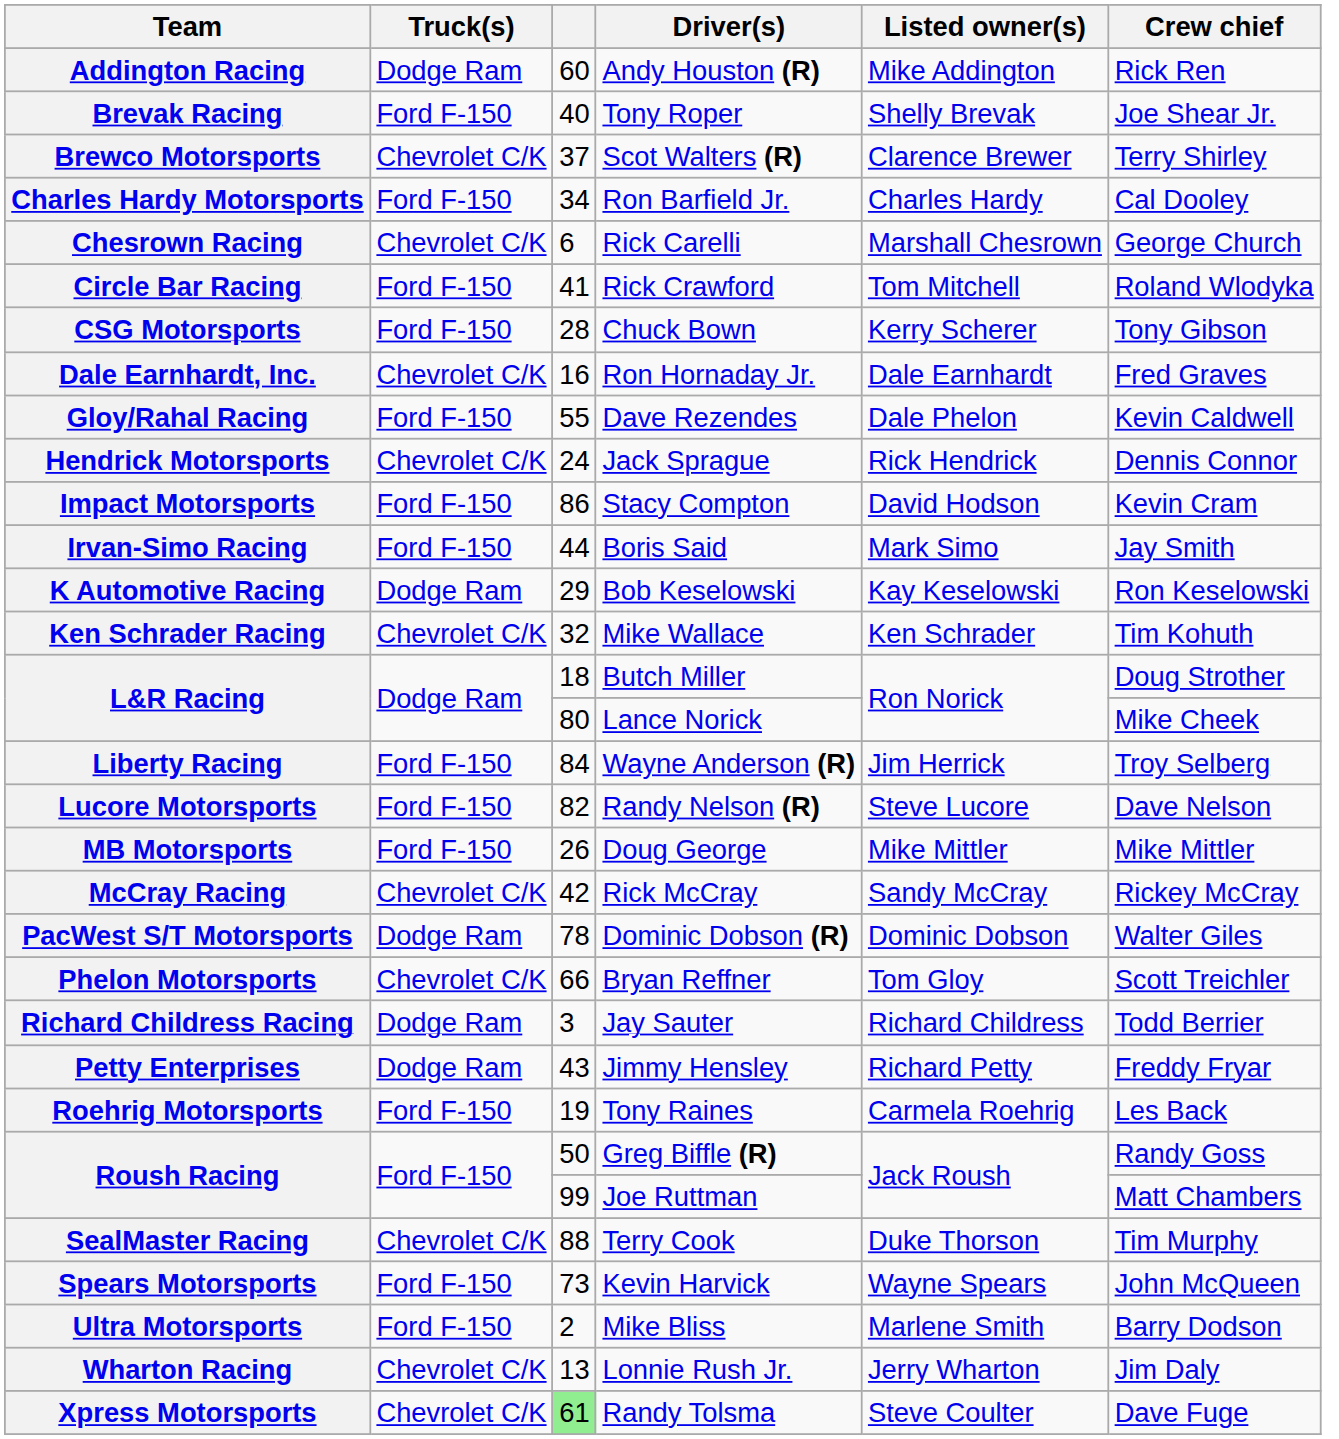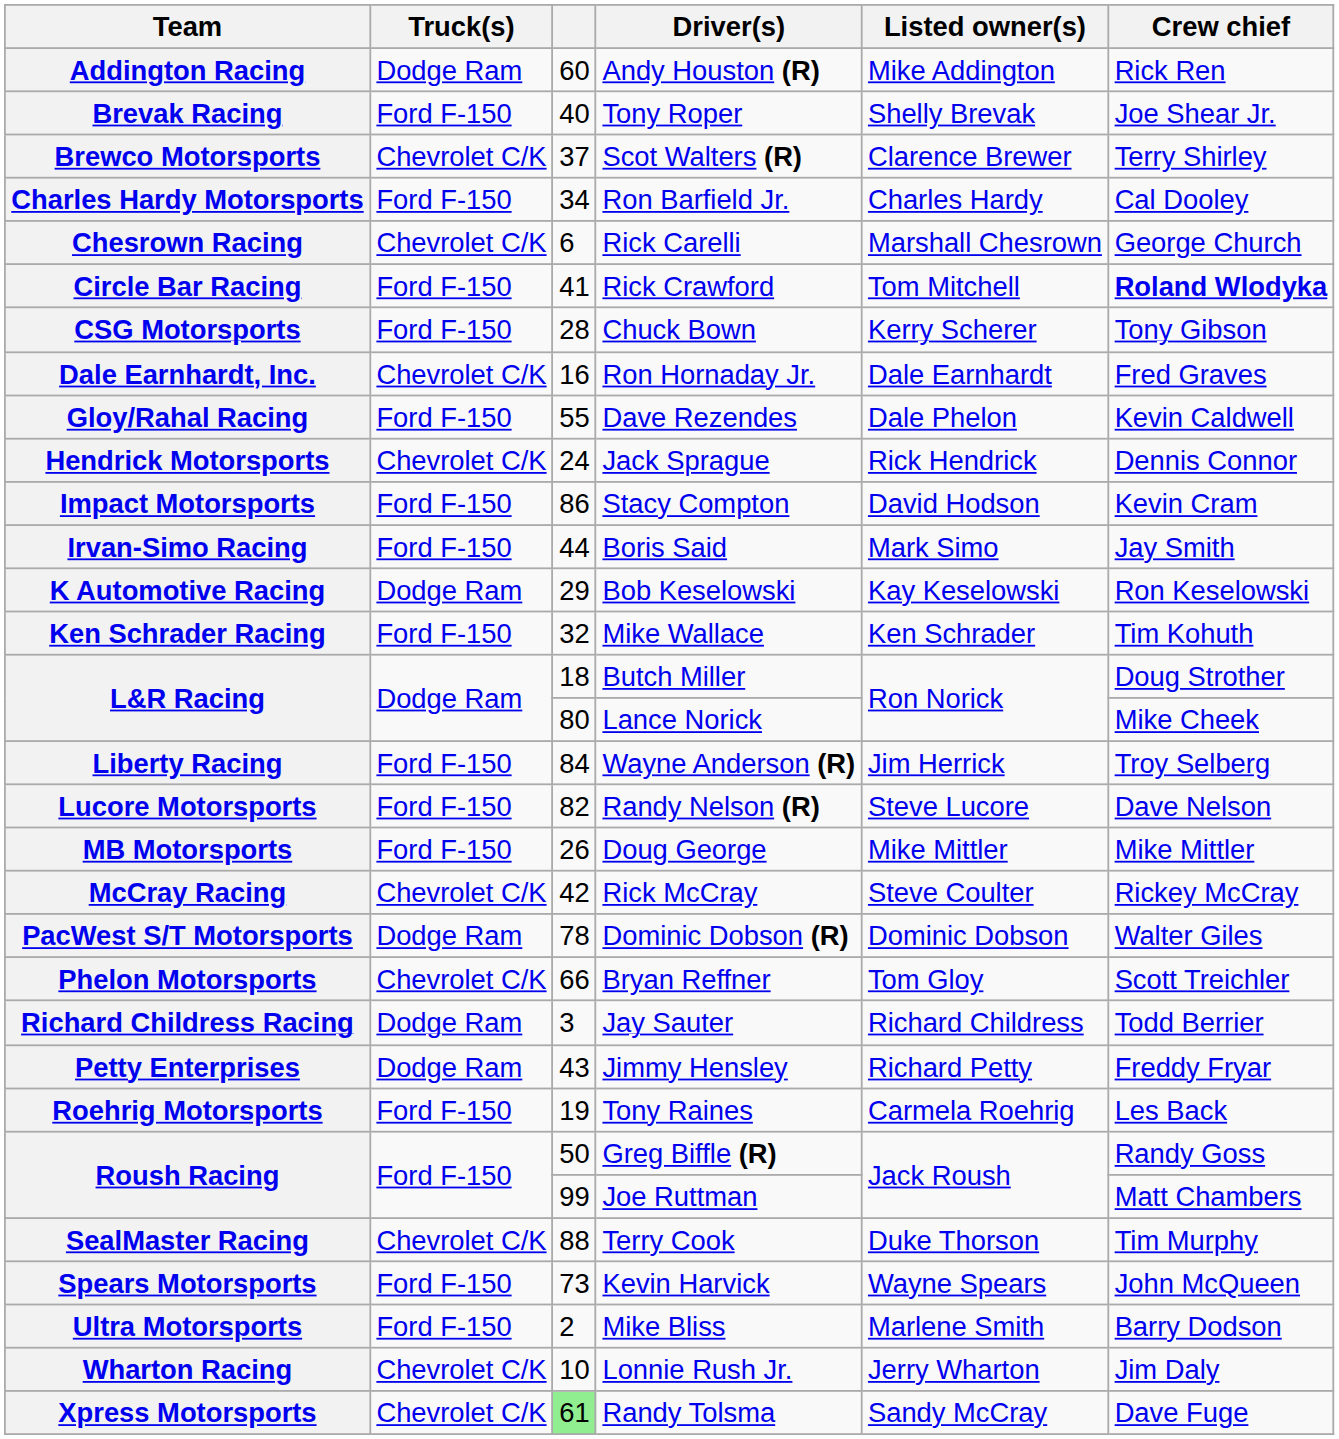(1214, 287) normal -> (1221, 287) bold
(461, 633) Chevrolet C/K -> (444, 633) Ford F-150
(958, 893) Sandy McCray -> (951, 893) Steve Coulter
(575, 1369) 13 -> (575, 1369) 10
(951, 1413) Steve Coulter -> (958, 1413) Sandy McCray
